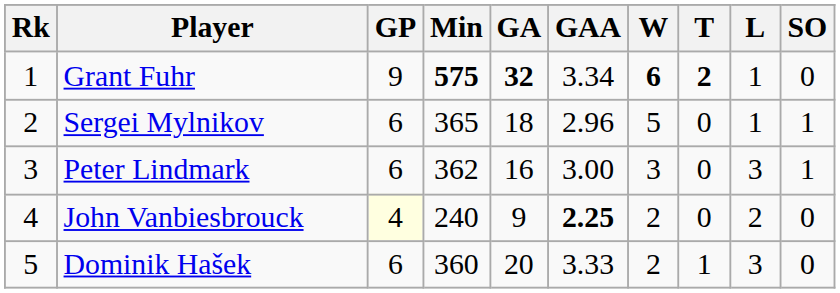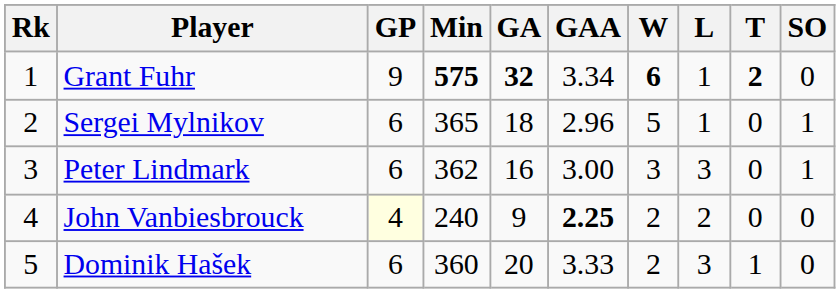columns swapped: (755, 28) <-> (704, 28)
